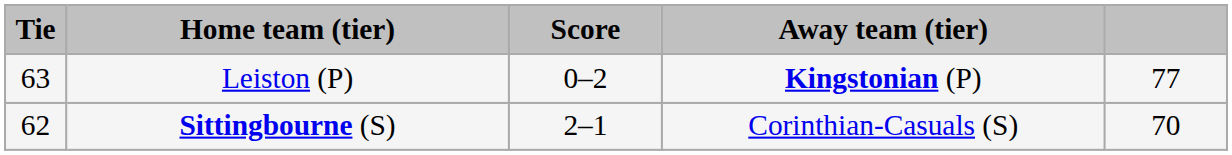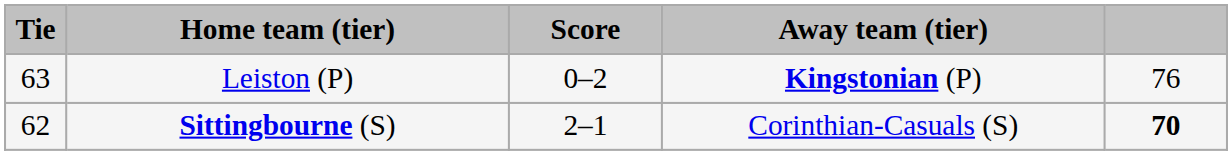(1166, 77) 77 -> (1166, 77) 76
(1166, 126) normal -> (1166, 126) bold
